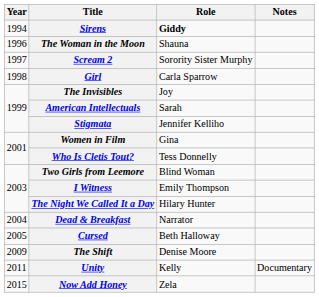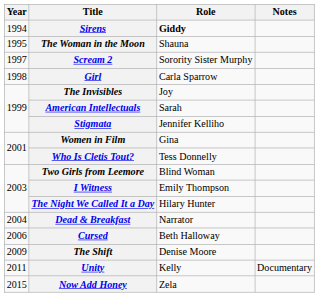(17, 44) 1996 -> (17, 44) 1995
(17, 236) 2005 -> (17, 236) 2006
